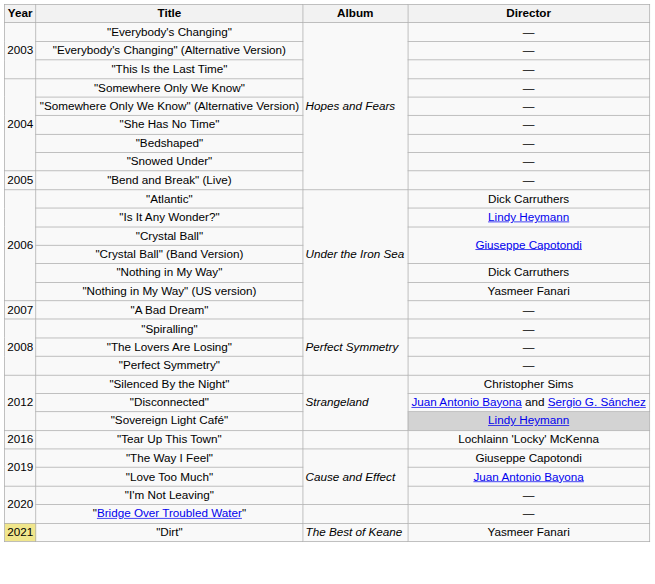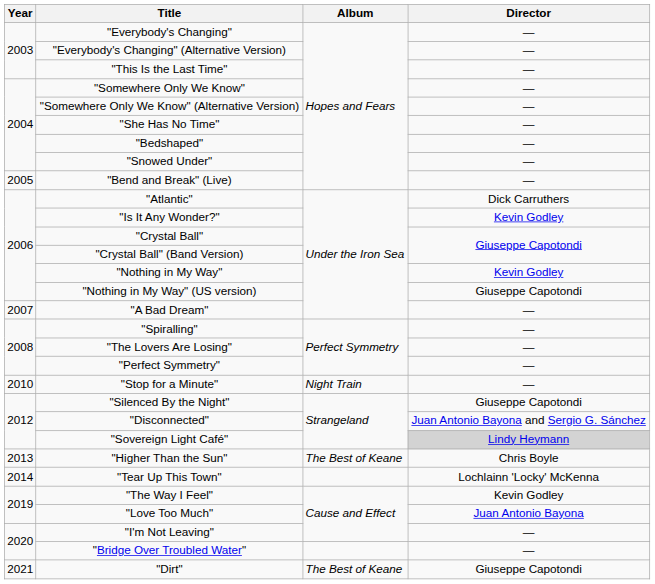(529, 217) Lindy Heymann -> (529, 217) Kevin Godley
(529, 273) Dick Carruthers -> (529, 273) Kevin Godley
(529, 291) Yasmeer Fanari -> (529, 291) Giuseppe Capotondi
+ row: (169, 384)
(529, 384) Christopher Sims -> (529, 402) Giuseppe Capotondi
+ row: (169, 458)
(20, 439) 2016 -> (20, 476) 2014
(529, 458) Giuseppe Capotondi -> (529, 495) Kevin Godley
(20, 532) khaki background -> (20, 569) no background
(529, 532) Yasmeer Fanari -> (529, 569) Giuseppe Capotondi
